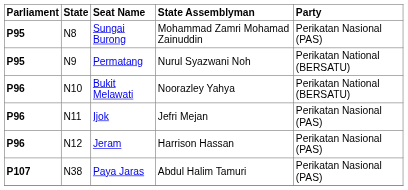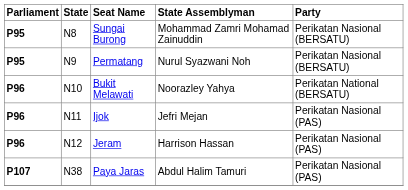(339, 34) Perikatan Nasional (PAS) -> (338, 34) Perikatan Nasional (BERSATU)
(338, 61) Perikatan National (BERSATU) -> (338, 61) Perikatan Nasional (BERSATU)
